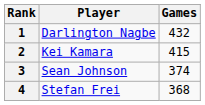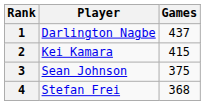(179, 34) 432 -> (179, 34) 437
(179, 72) 374 -> (179, 72) 375
